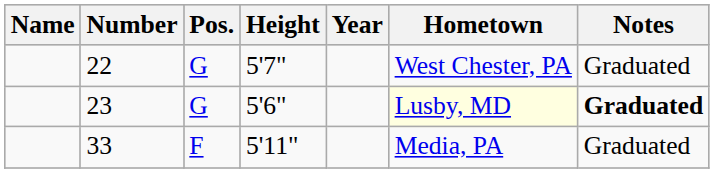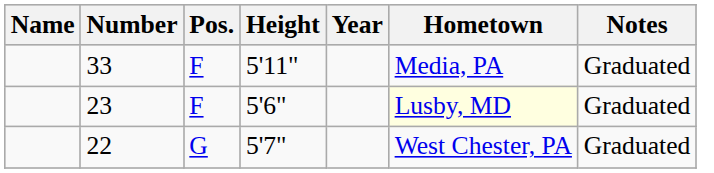rows swapped: (99, 65) <-> (99, 146)
(199, 106) G -> (196, 106) F
(643, 106) bold -> (637, 106) normal
